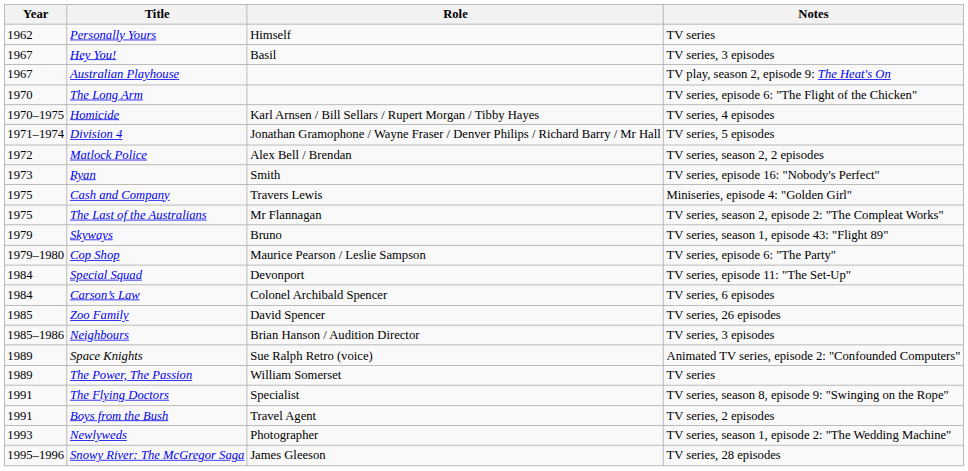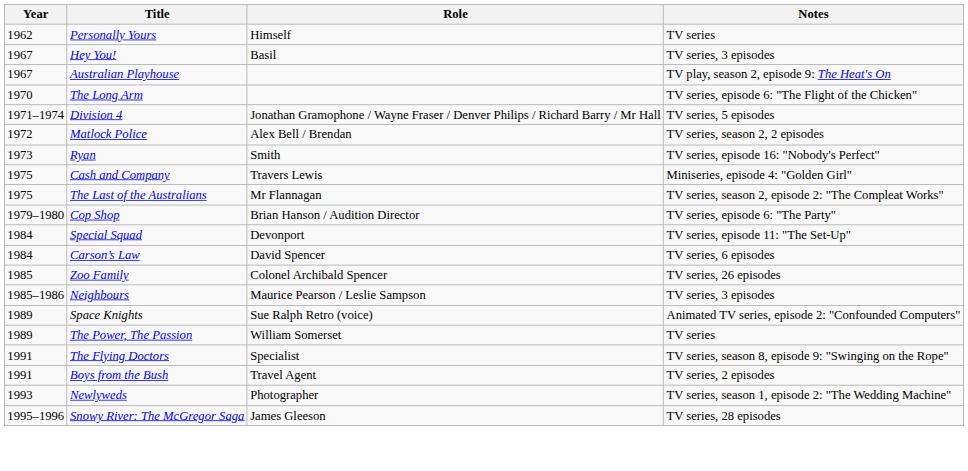- row: (95, 114)
- row: (91, 235)
(338, 255) Maurice Pearson / Leslie Sampson -> (335, 214) Brian Hanson / Audition Director
(319, 295) Colonel Archibald Spencer -> (288, 255) David Spencer
(288, 315) David Spencer -> (319, 275) Colonel Archibald Spencer
(335, 335) Brian Hanson / Audition Director -> (338, 295) Maurice Pearson / Leslie Sampson
